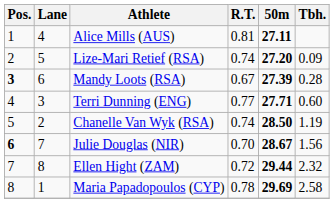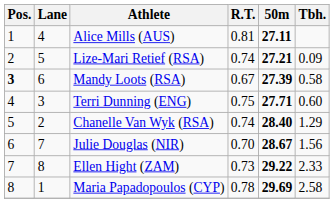(277, 58) 27.20 -> (277, 58) 27.21
(310, 79) 0.28 -> (310, 79) 0.58
(243, 101) 0.77 -> (243, 101) 0.75
(277, 123) 28.50 -> (277, 123) 28.40
(310, 123) 1.19 -> (310, 123) 1.29
(11, 144) bold -> (11, 144) normal
(243, 166) 0.72 -> (243, 166) 0.73
(277, 166) 29.44 -> (277, 166) 29.22
(310, 166) 2.32 -> (310, 166) 2.33
